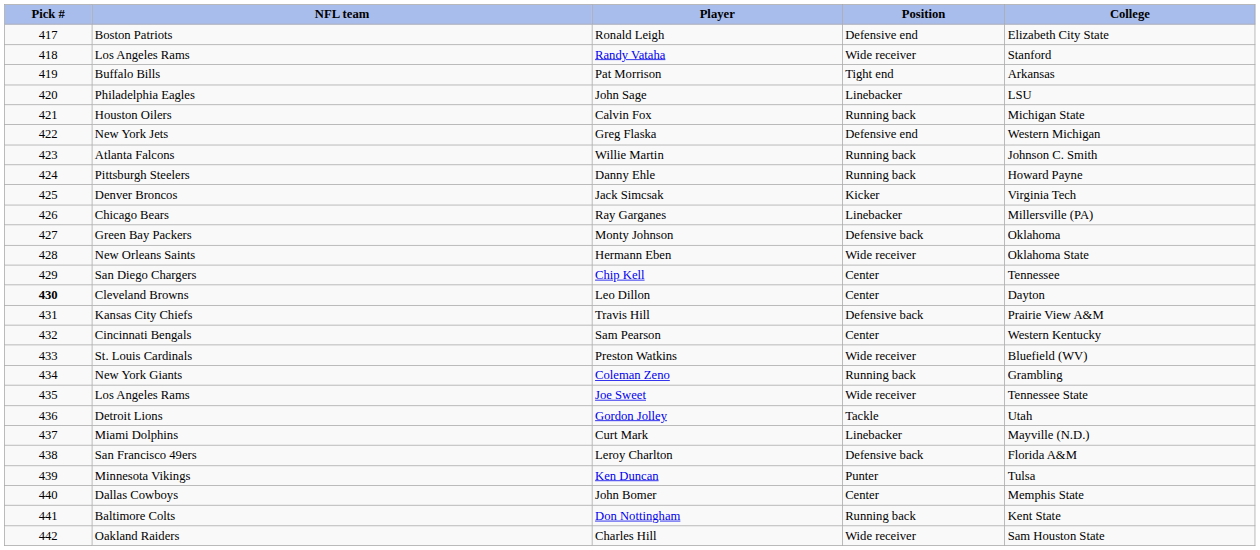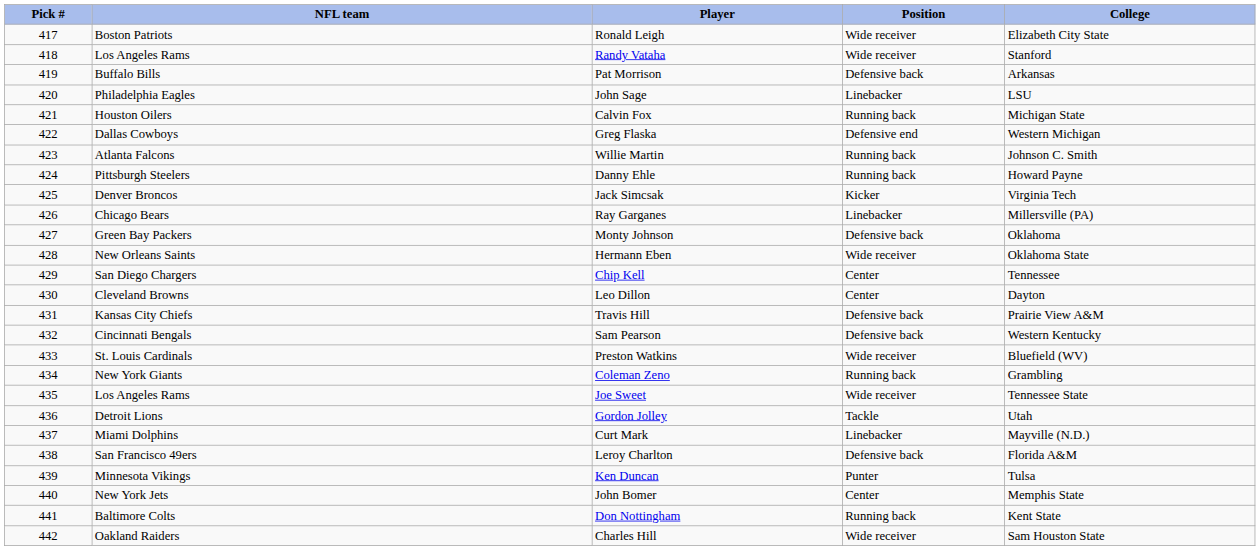(881, 34) Defensive end -> (881, 34) Wide receiver
(869, 74) Tight end -> (884, 74) Defensive back
(132, 134) New York Jets -> (136, 134) Dallas Cowboys
(48, 295) bold -> (48, 295) normal
(862, 335) Center -> (884, 335) Defensive back
(136, 495) Dallas Cowboys -> (132, 495) New York Jets
